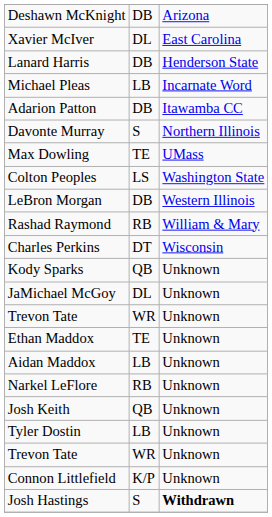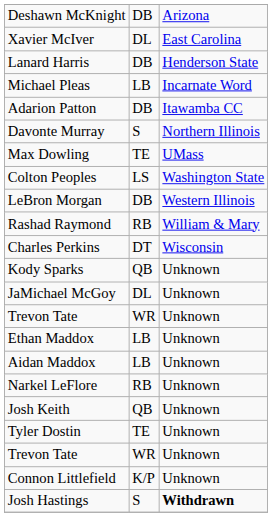(141, 339) TE -> (142, 339) LB
(142, 431) LB -> (141, 431) TE
